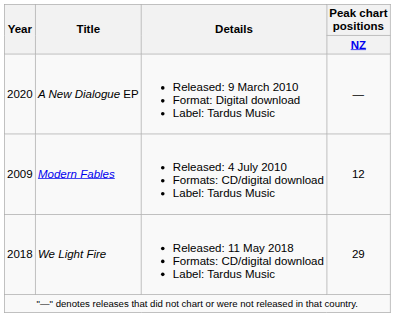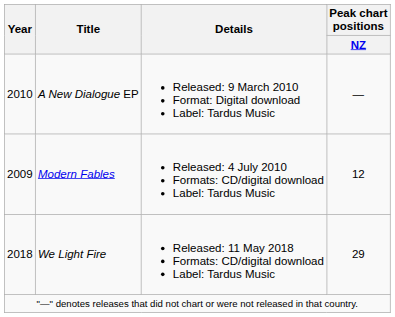(20, 94) 2020 -> (20, 94) 2010
